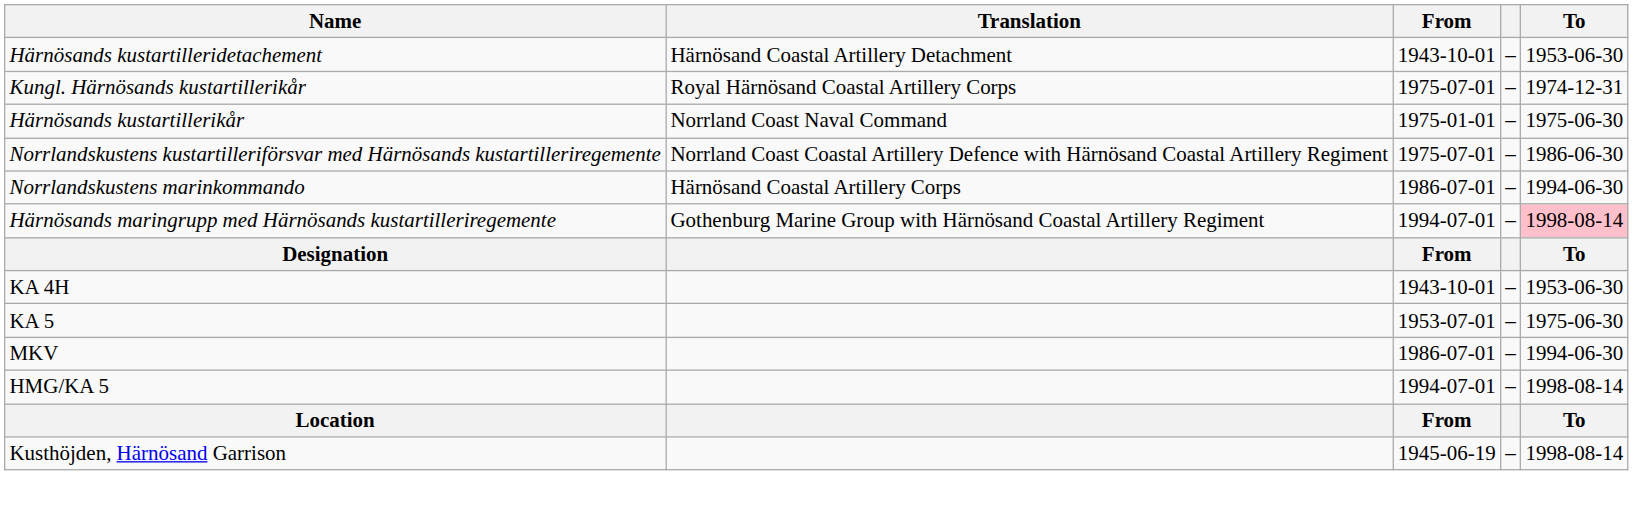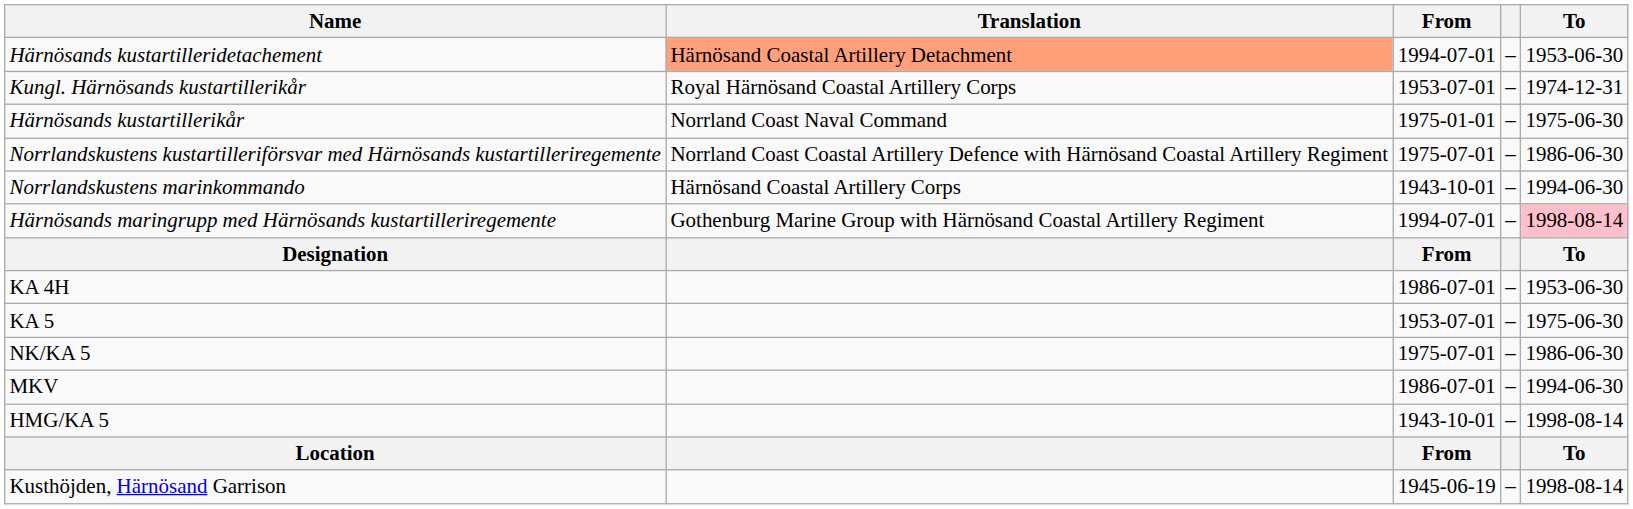(841, 54) no background -> (841, 54) lightsalmon background
(1447, 54) 1943-10-01 -> (1447, 54) 1994-07-01
(1447, 87) 1975-07-01 -> (1447, 87) 1953-07-01
(1447, 187) 1986-07-01 -> (1447, 187) 1943-10-01
(1447, 287) 1943-10-01 -> (1447, 287) 1986-07-01
+ row: (50, 353)
(1447, 386) 1994-07-01 -> (1447, 420) 1943-10-01
